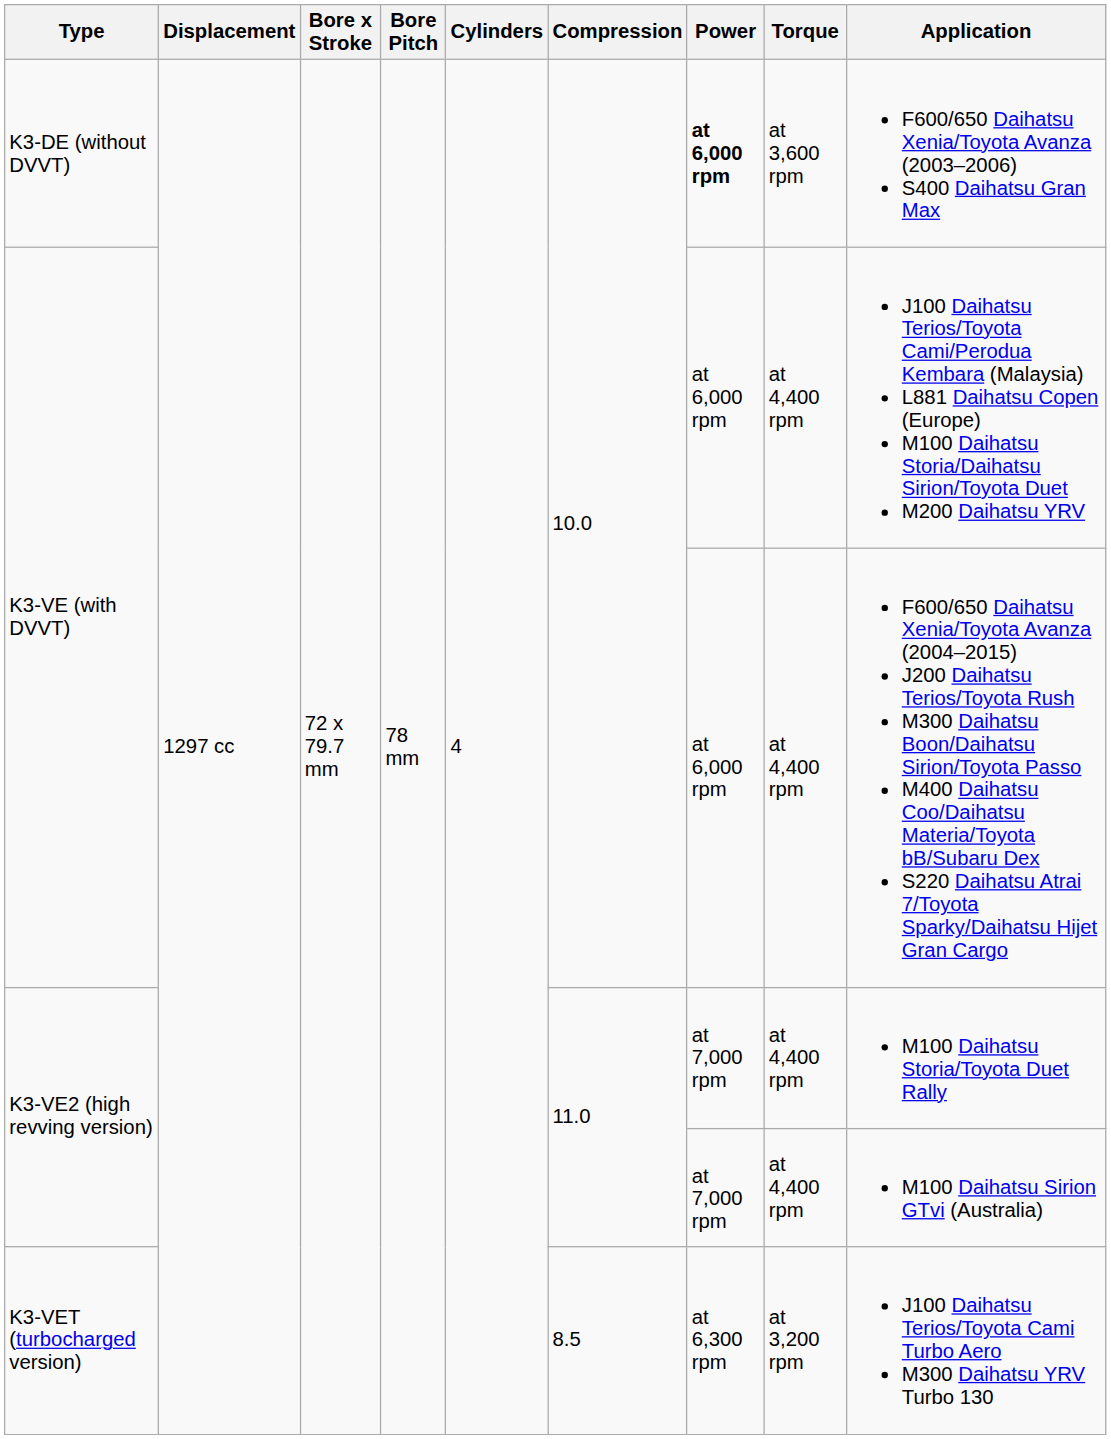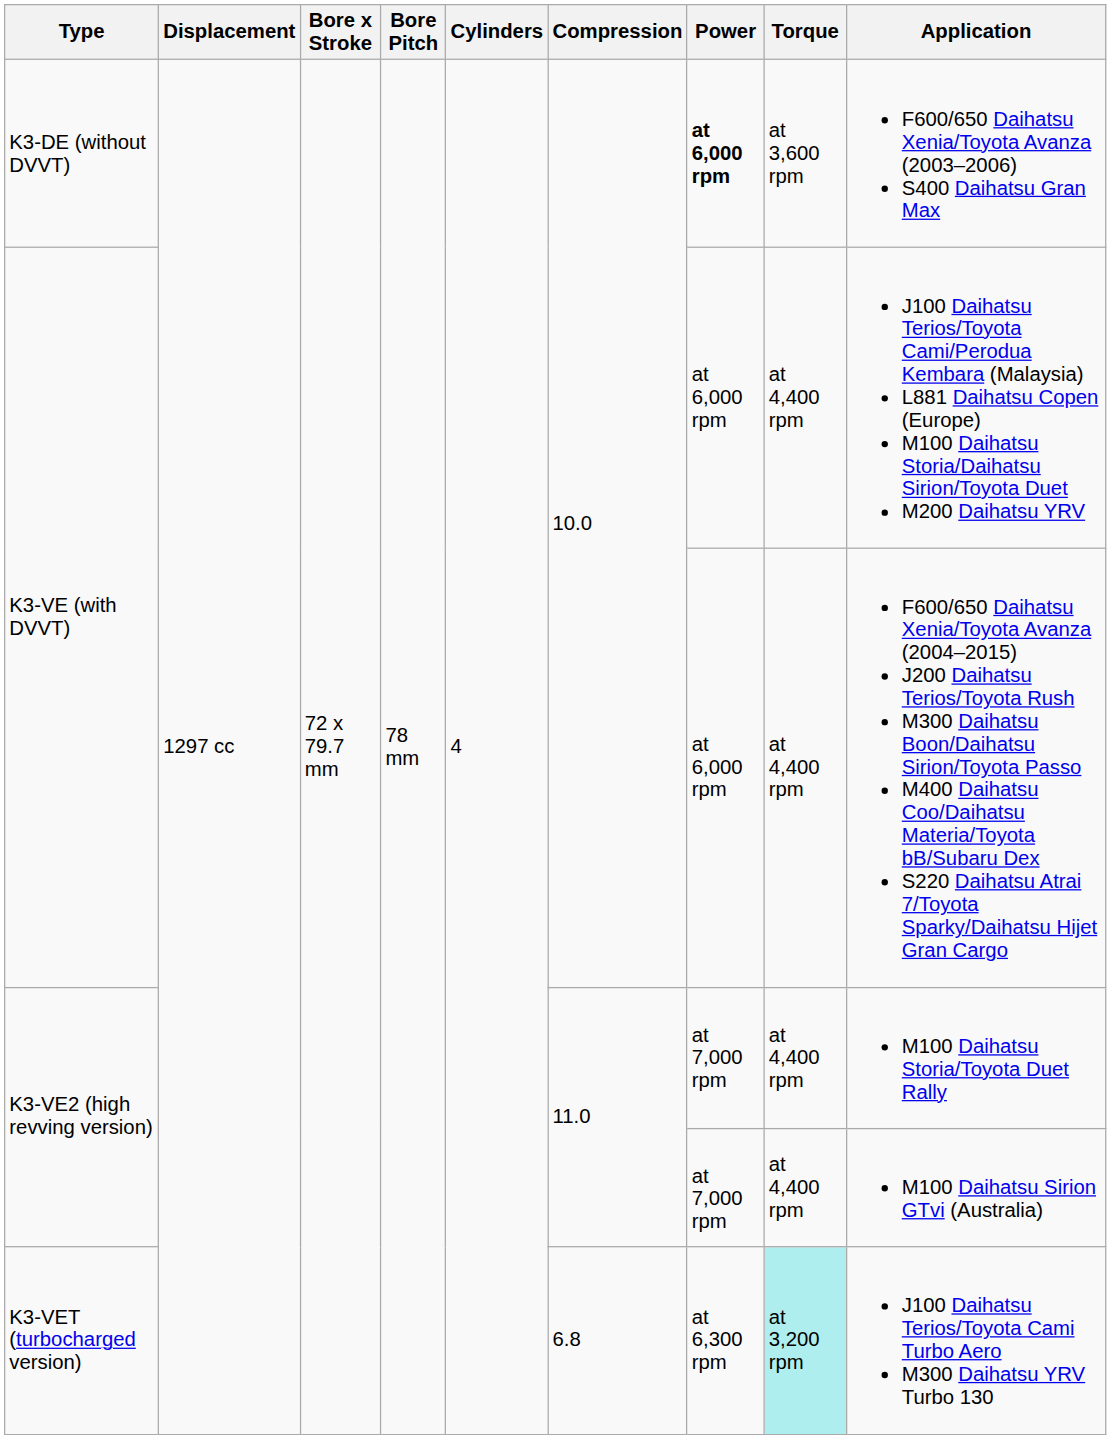(567, 1340) 8.5 -> (567, 1340) 6.8
(794, 1340) no background -> (794, 1340) paleturquoise background
